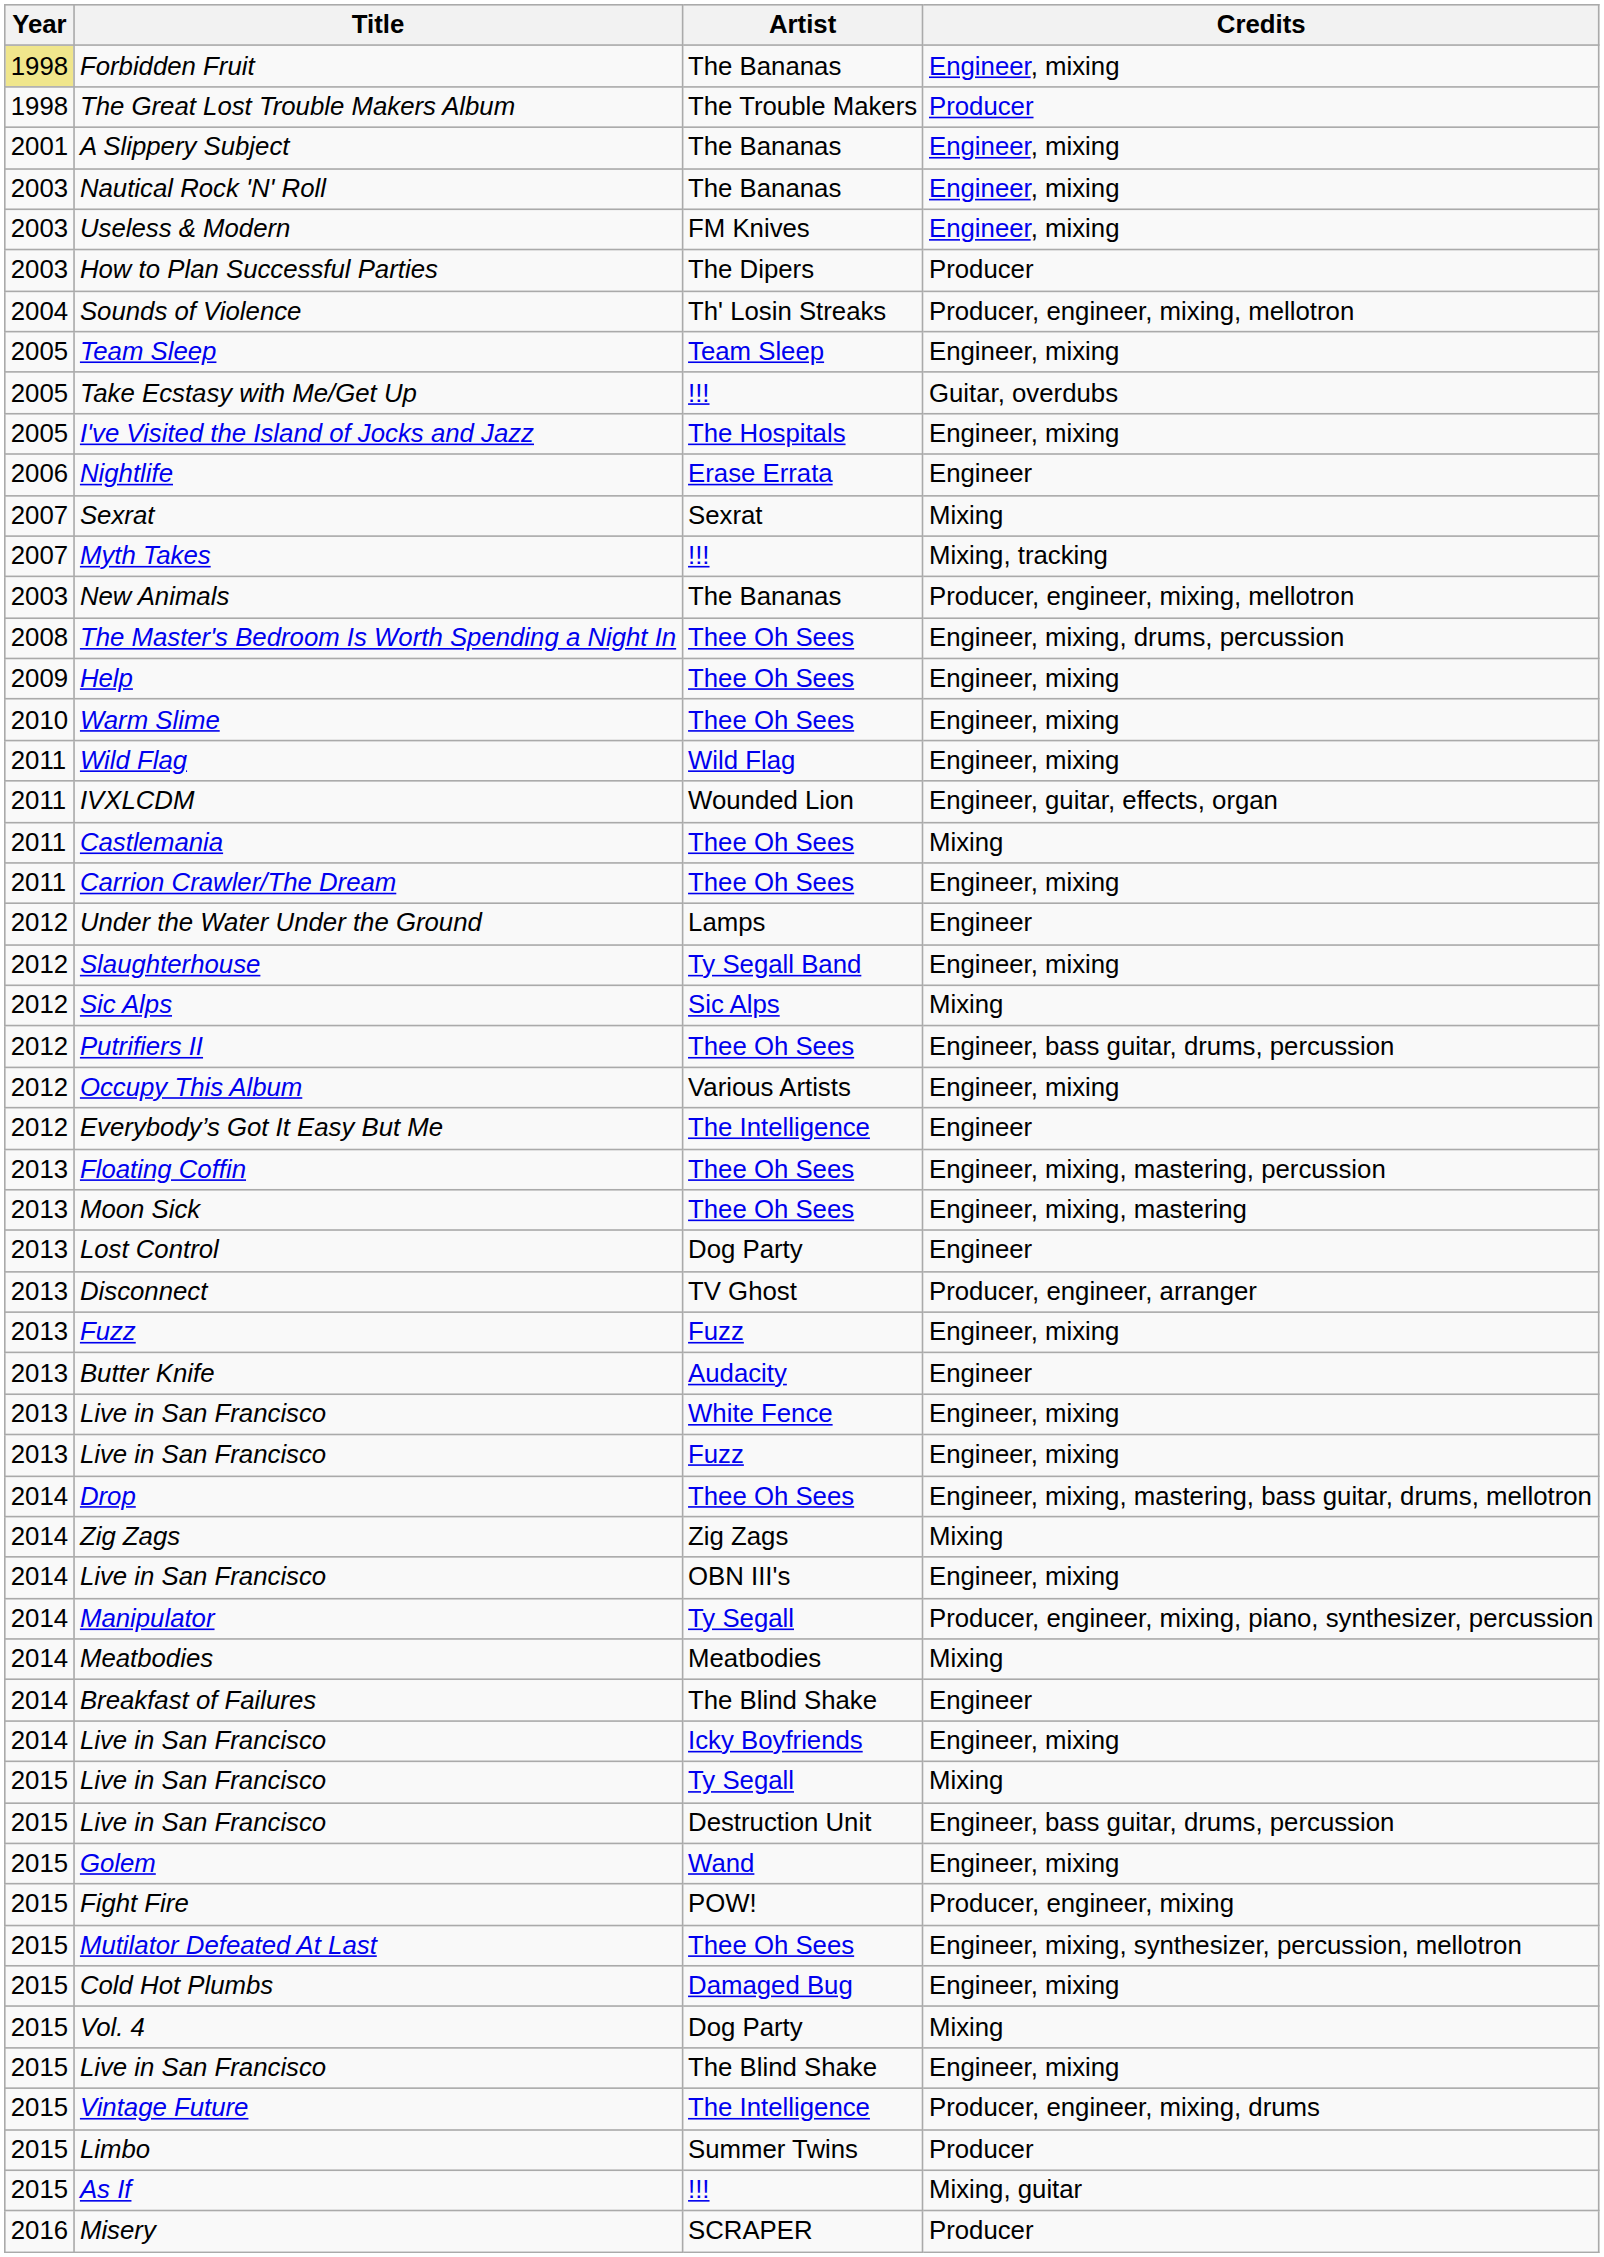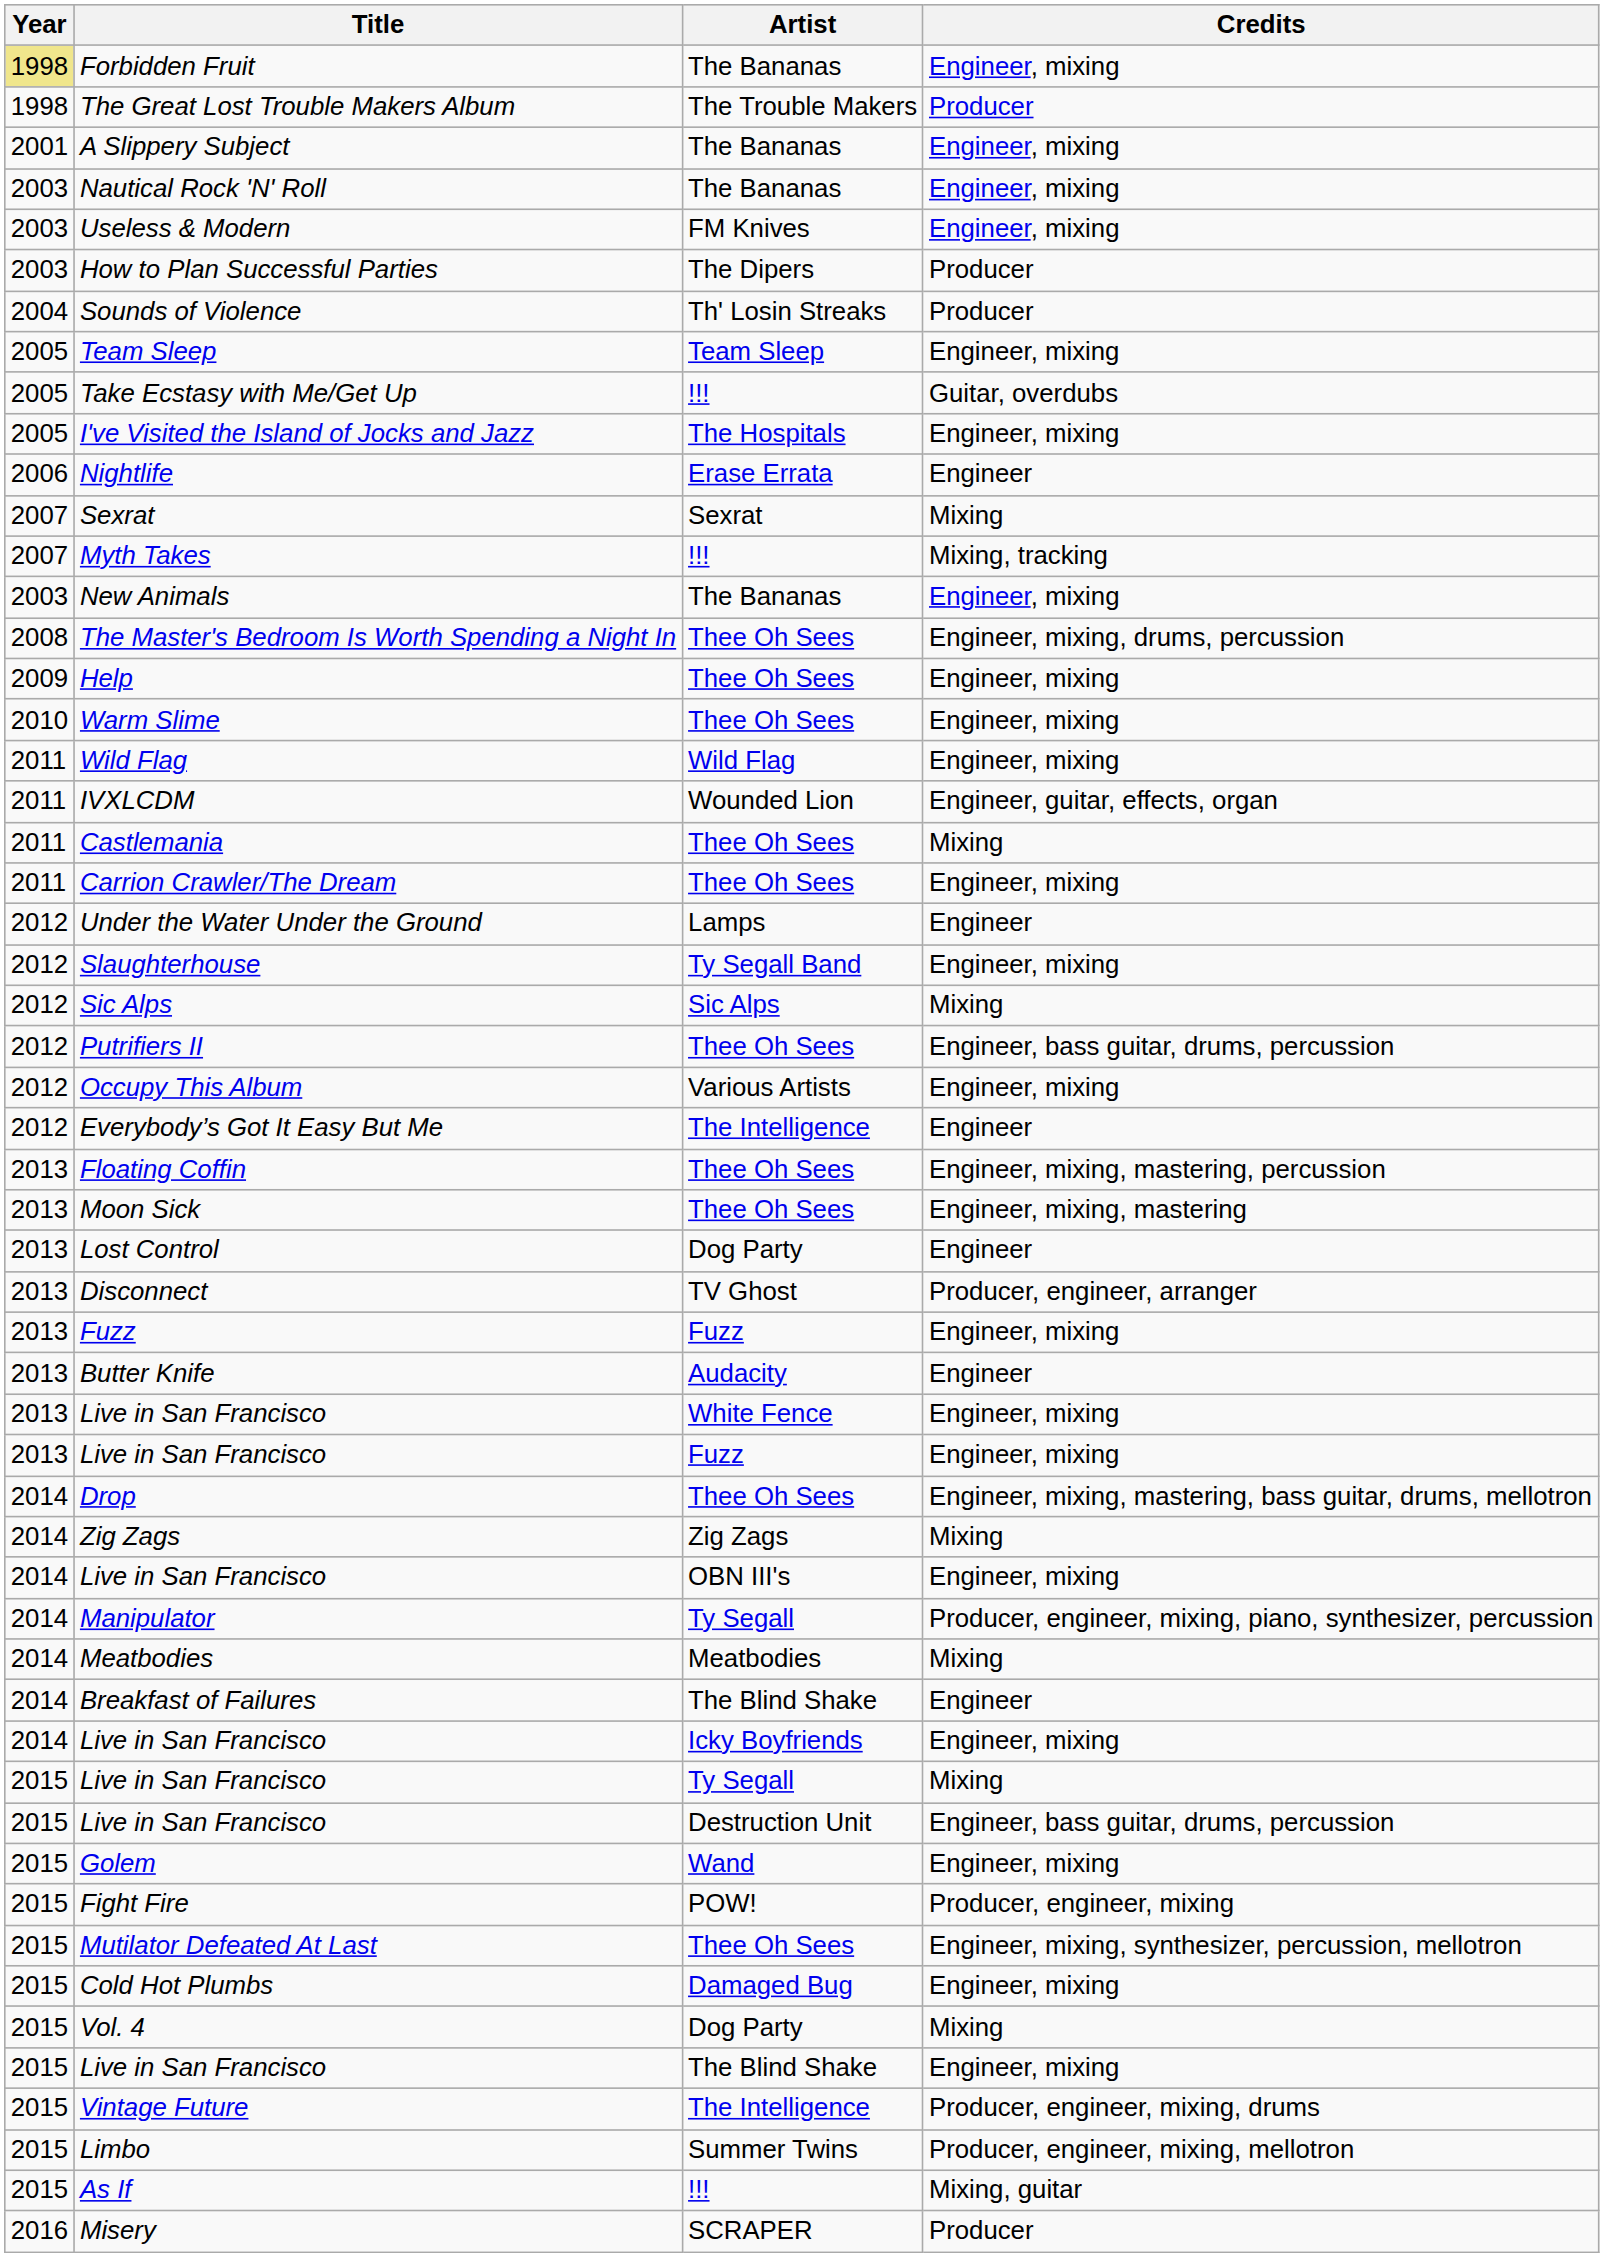(1142, 310) Producer, engineer, mixing, mellotron -> (981, 310) Producer
(1142, 596) Producer, engineer, mixing, mellotron -> (1024, 596) Engineer, mixing
(981, 2149) Producer -> (1142, 2149) Producer, engineer, mixing, mellotron
